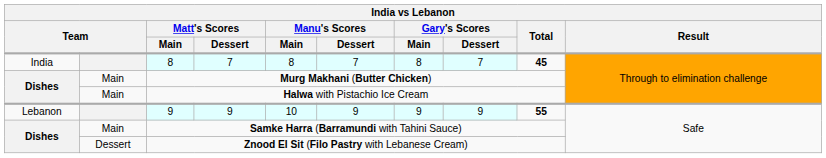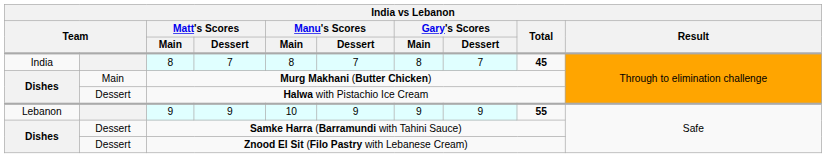(113, 95) Main -> (113, 95) Dessert
(113, 129) Main -> (113, 129) Dessert
